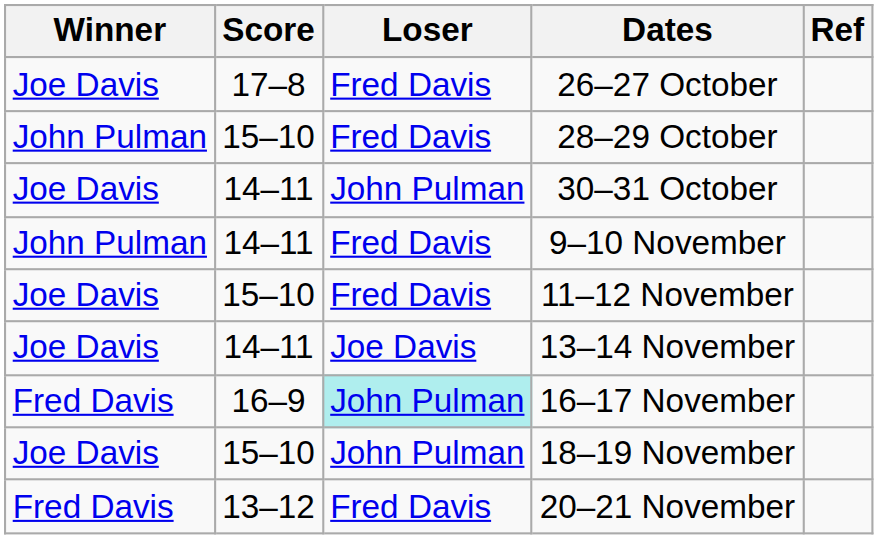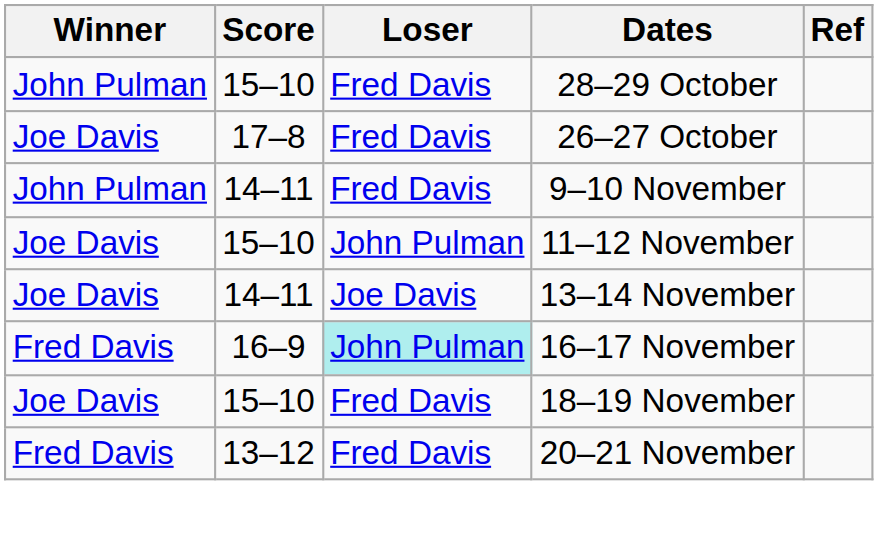rows swapped: (667, 83) <-> (667, 136)
- row: (667, 189)
(411, 294) Fred Davis -> (427, 242) John Pulman
(427, 453) John Pulman -> (411, 400) Fred Davis
